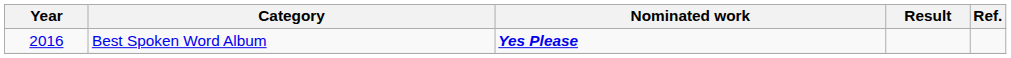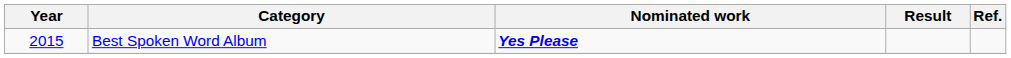(46, 41) 2016 -> (46, 41) 2015
